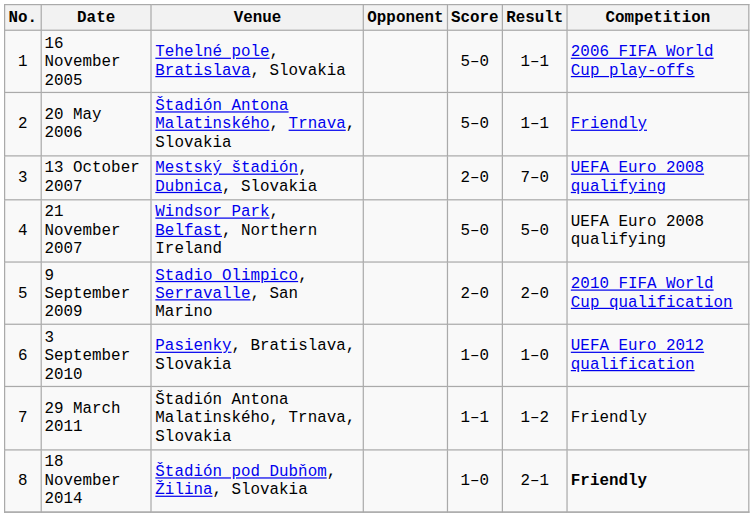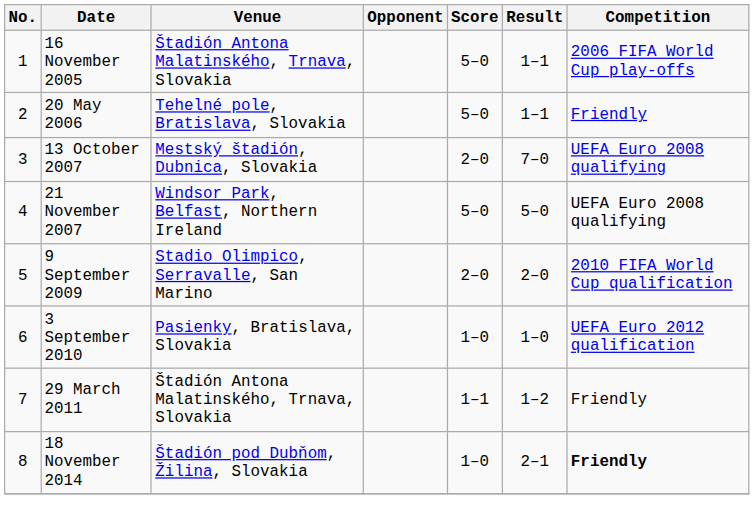(251, 62) Tehelné pole, Bratislava, Slovakia -> (255, 62) Štadión Antona Malatinského, Trnava, Slovakia
(255, 124) Štadión Antona Malatinského, Trnava, Slovakia -> (251, 115) Tehelné pole, Bratislava, Slovakia
